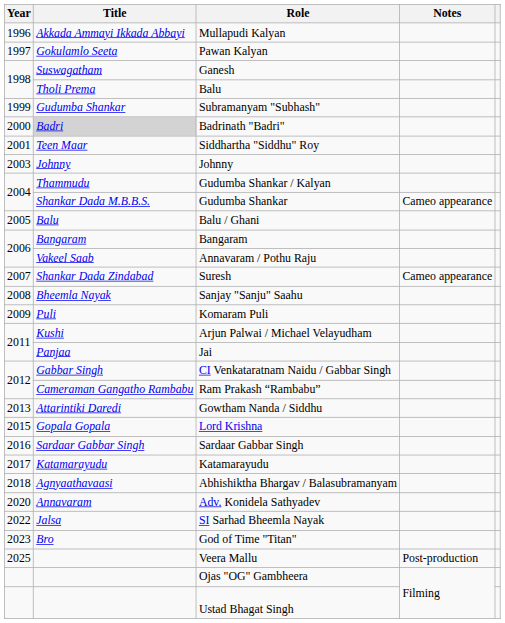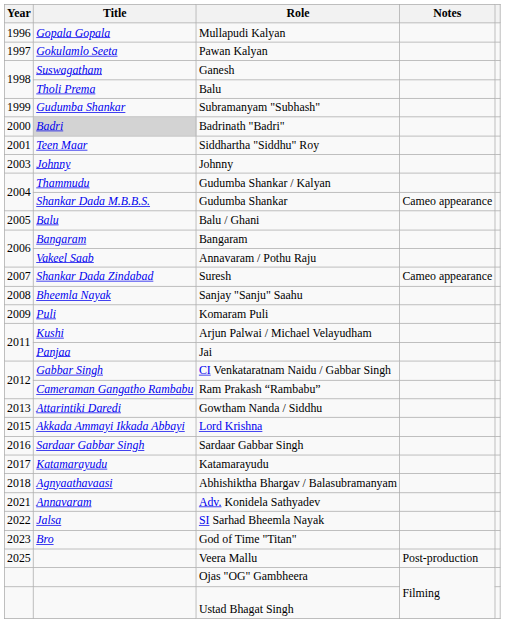(110, 32) Akkada Ammayi Ikkada Abbayi -> (73, 32) Gopala Gopala
(73, 426) Gopala Gopala -> (110, 426) Akkada Ammayi Ikkada Abbayi
(19, 502) 2020 -> (19, 502) 2021
